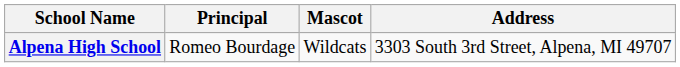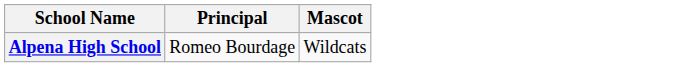- column: (523, 18)
